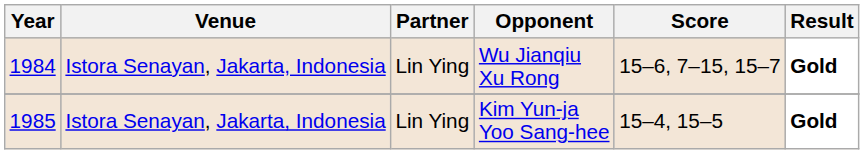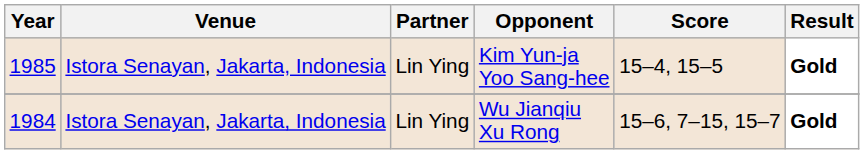rows swapped: (530, 66) <-> (544, 122)
